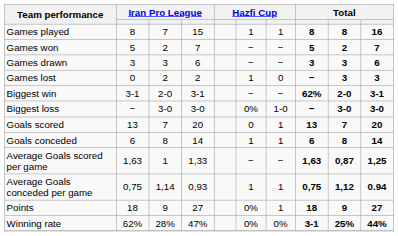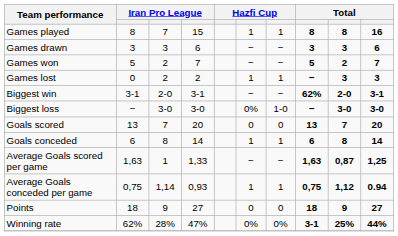rows swapped: (33, 48) <-> (37, 63)
(281, 78) 0 -> (281, 78) 1
(281, 125) 1 -> (281, 125) 0
(251, 208) 0% -> (251, 208) 0
(281, 208) 1 -> (281, 208) 0
